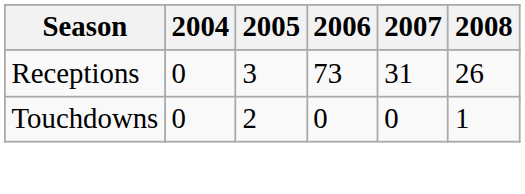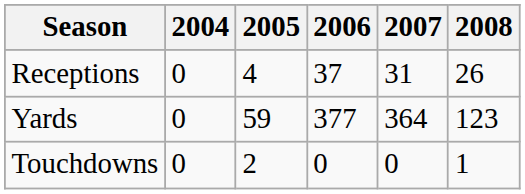(250, 73) 3 -> (250, 73) 4
(328, 73) 73 -> (328, 73) 37
+ row: (44, 118)
